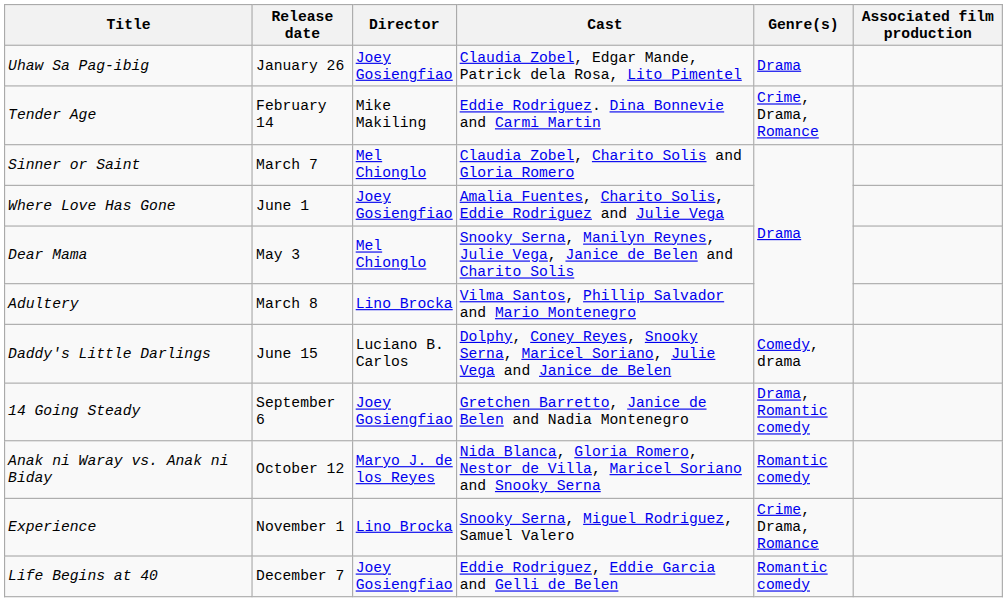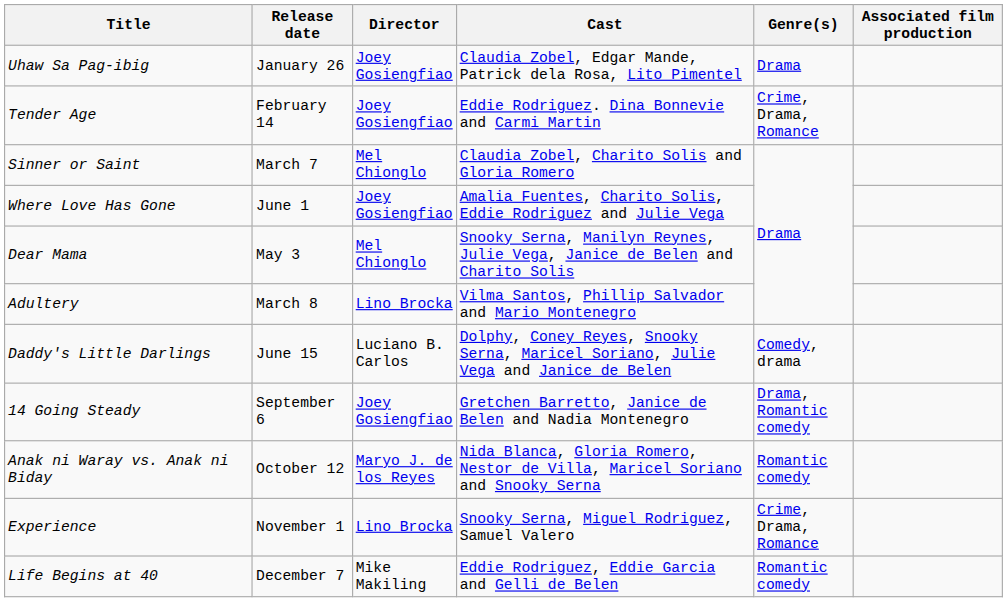(391, 115) Mike Makiling -> (404, 115) Joey Gosiengfiao
(404, 577) Joey Gosiengfiao -> (391, 577) Mike Makiling
